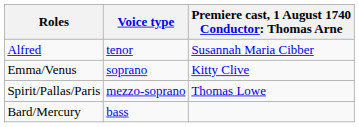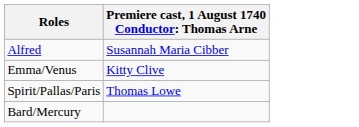- column: (146, 22)
